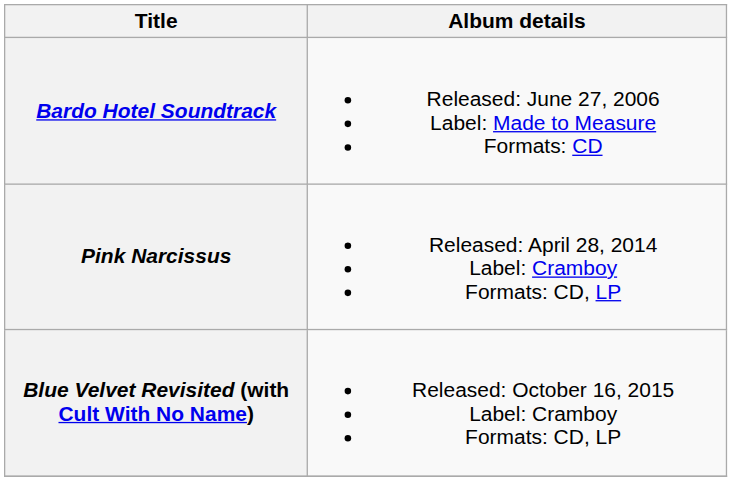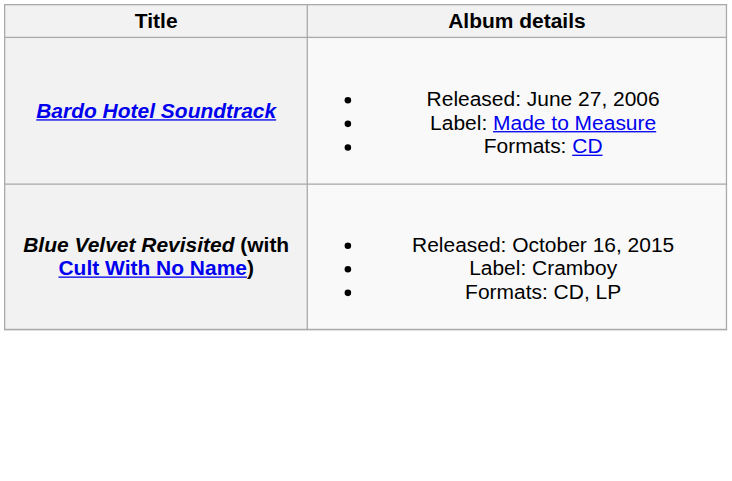- row: (156, 256)
